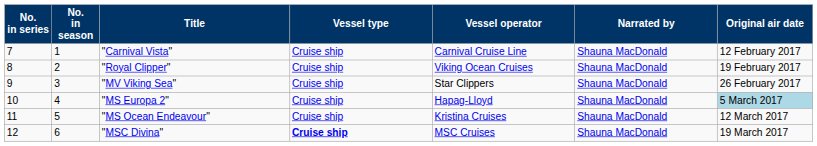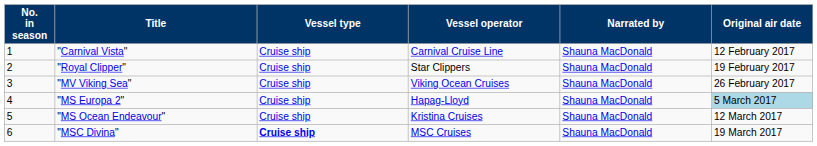- column: (28, 24)
(484, 68) Viking Ocean Cruises -> (440, 68) Star Clippers
(464, 84) Star Clippers -> (460, 84) Viking Ocean Cruises
